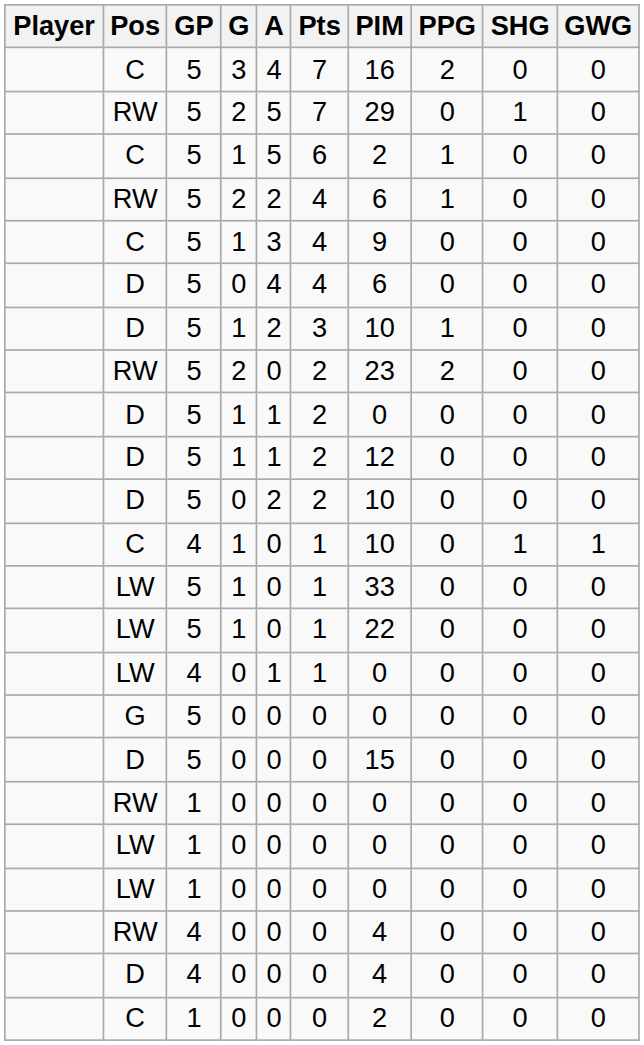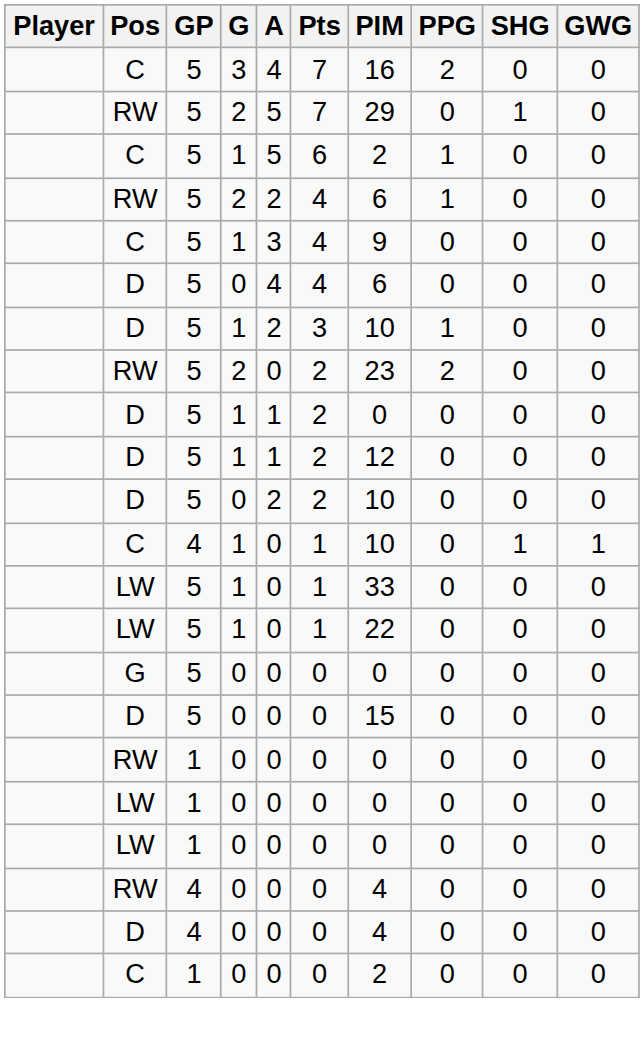- row: (135, 673)
